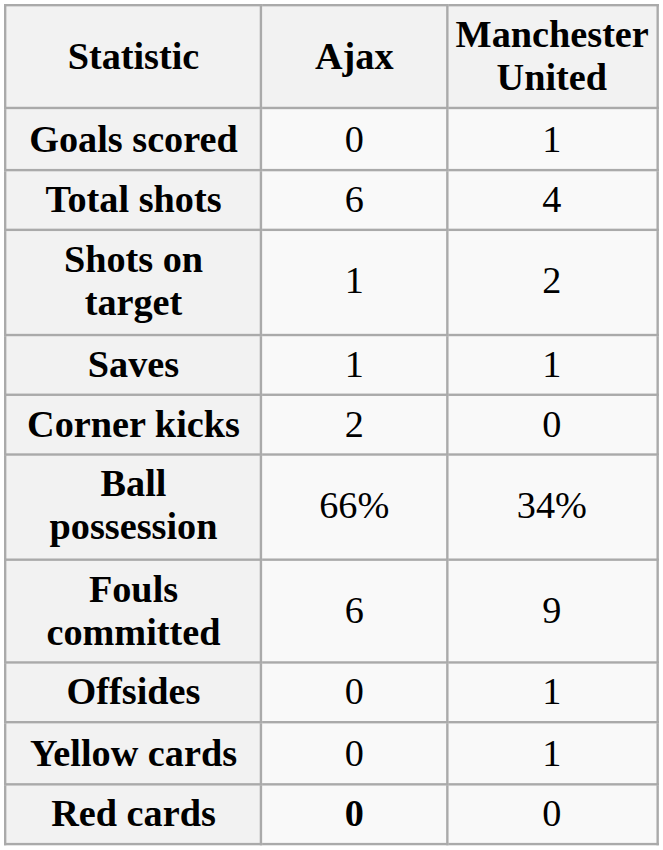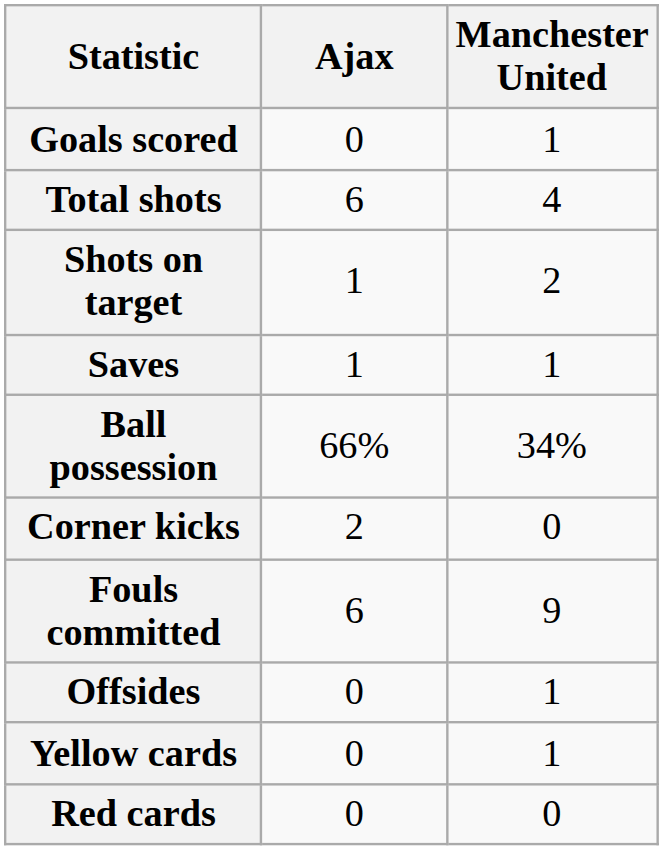rows swapped: (134, 506) <-> (133, 424)
(354, 813) bold -> (354, 813) normal
